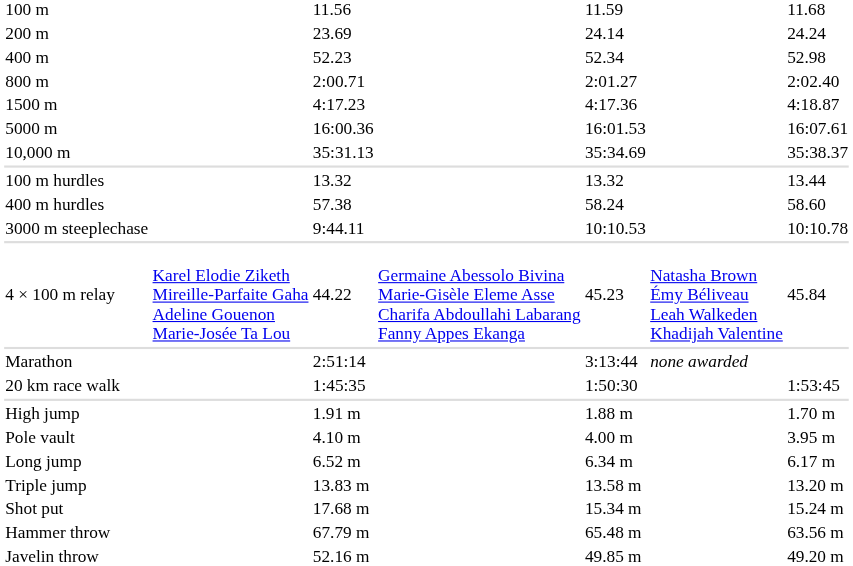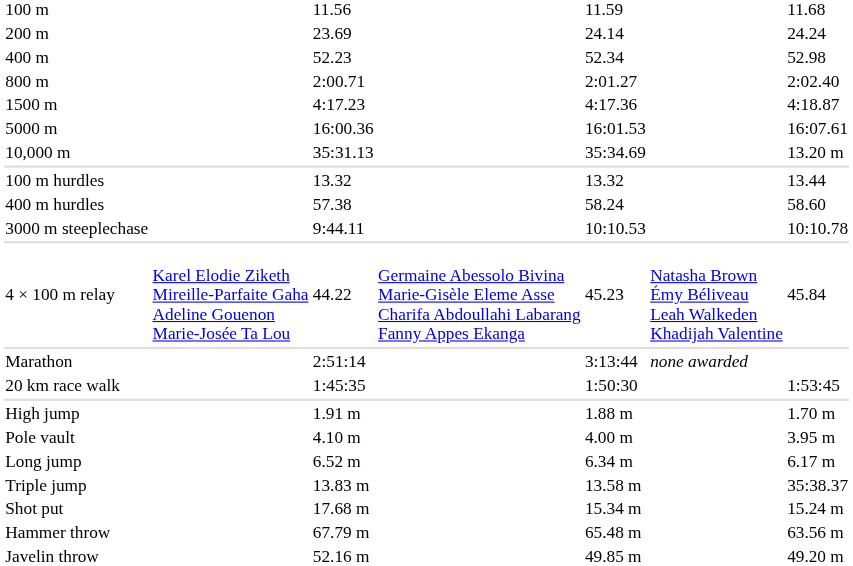(818, 152) 35:38.37 -> (815, 152) 13.20 m
(815, 485) 13.20 m -> (818, 485) 35:38.37
